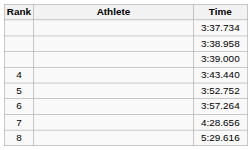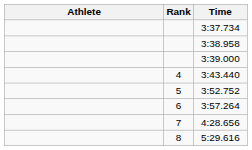columns swapped: (19, 12) <-> (113, 12)
